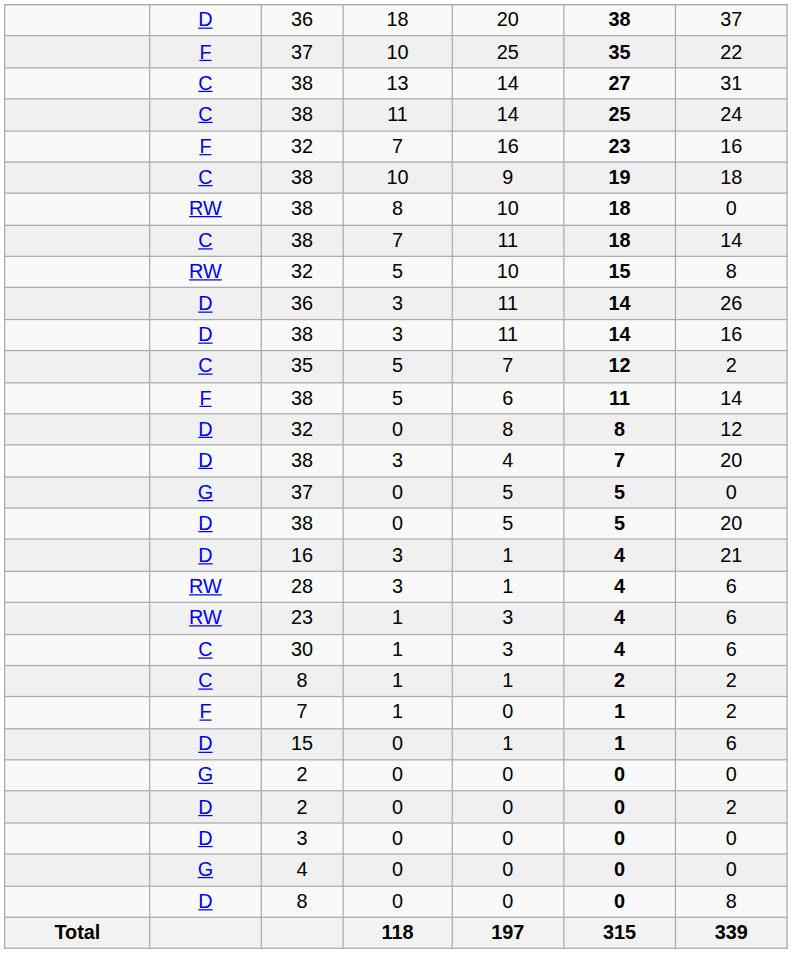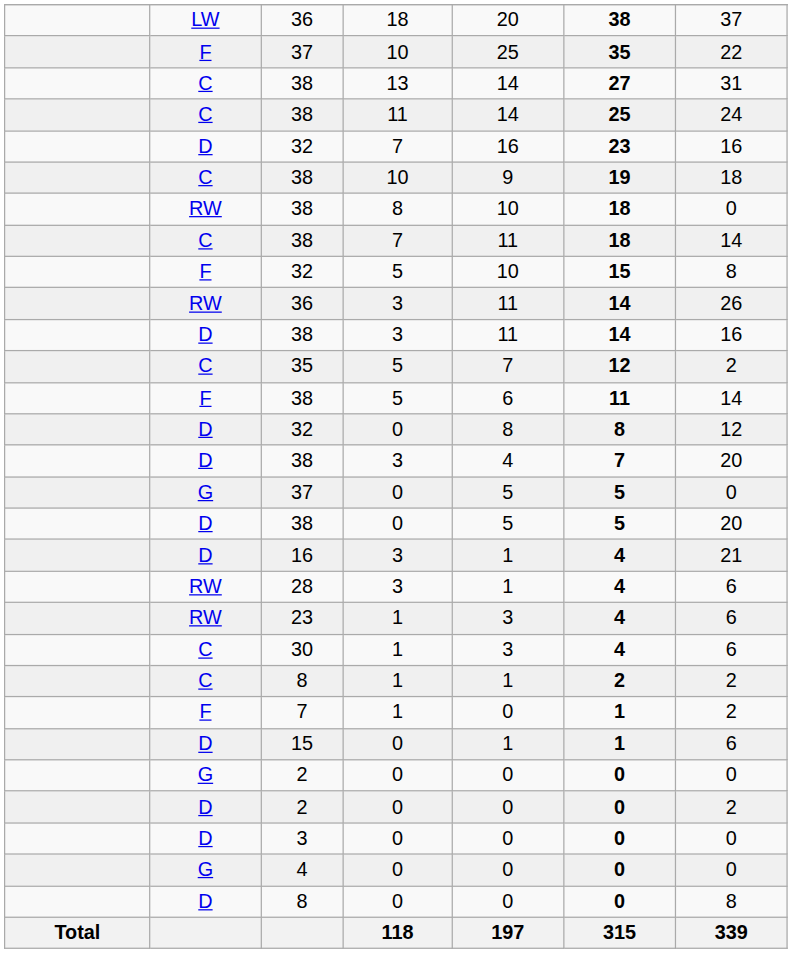(205, 20) D -> (205, 20) LW
(205, 146) F -> (205, 146) D
(205, 271) RW -> (205, 271) F
(205, 303) D -> (205, 303) RW
